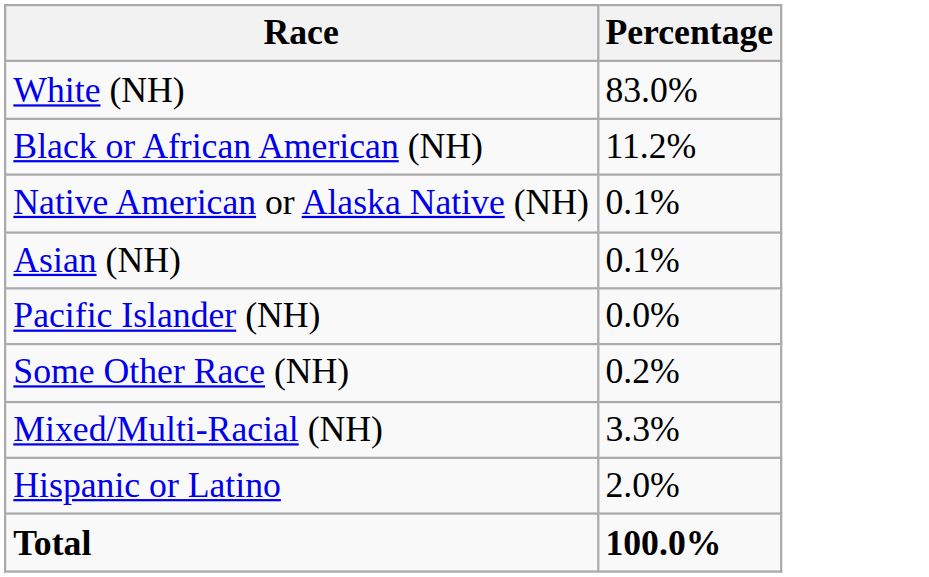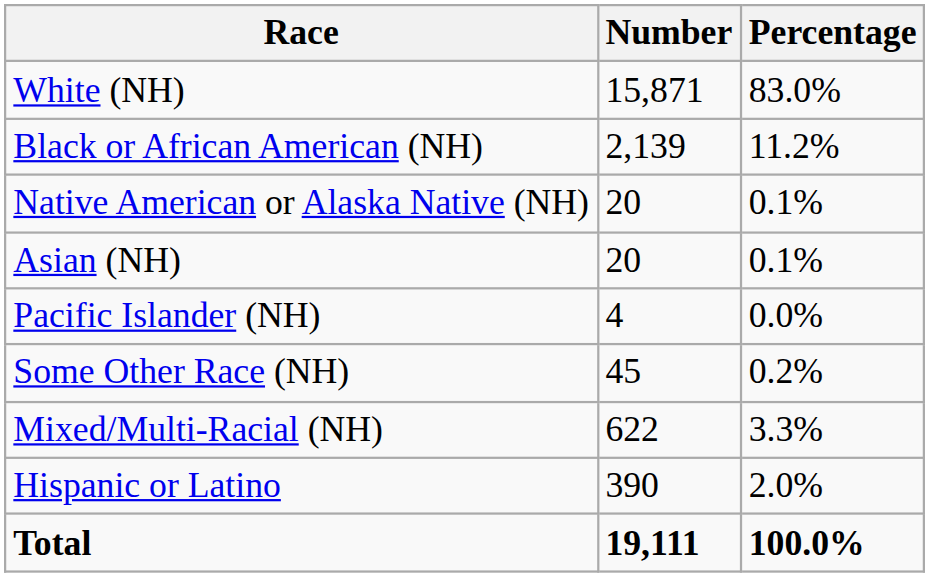+ column: (669, 32)
